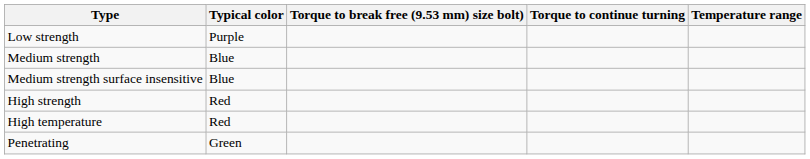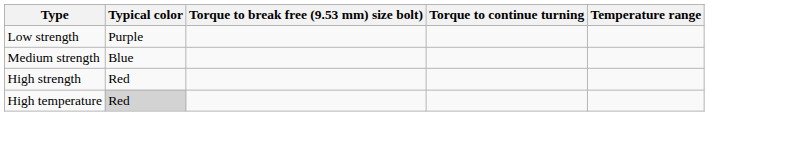- row: (105, 79)
(220, 121) no background -> (119, 100) lightgrey background
- row: (38, 143)
